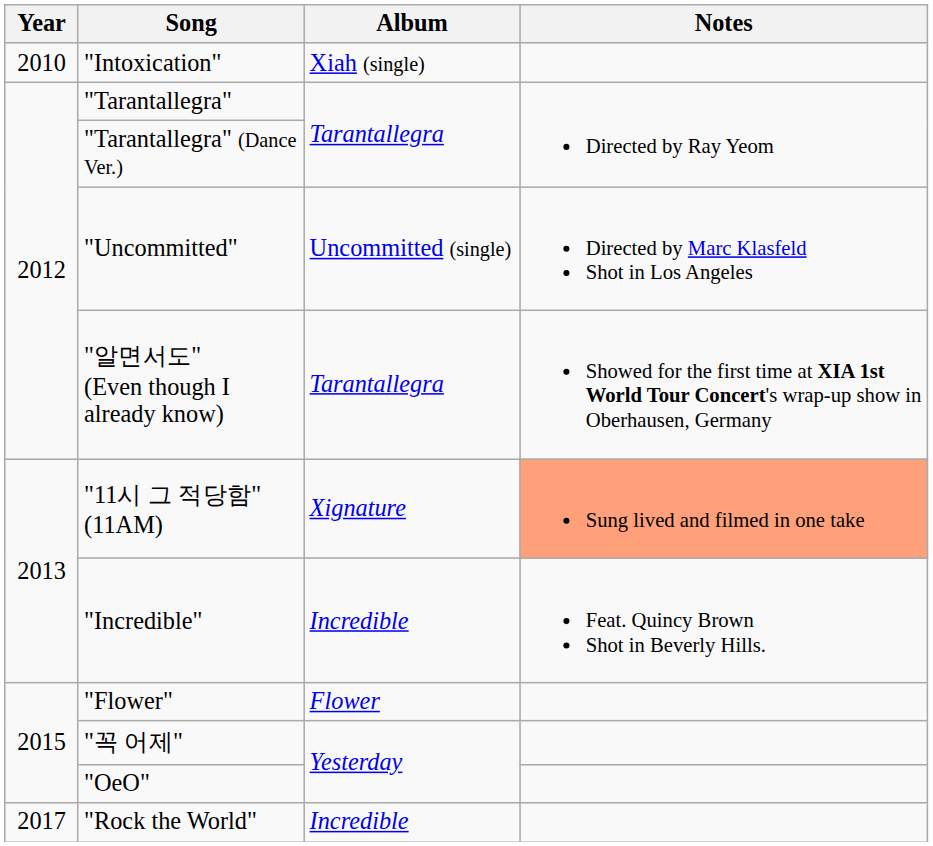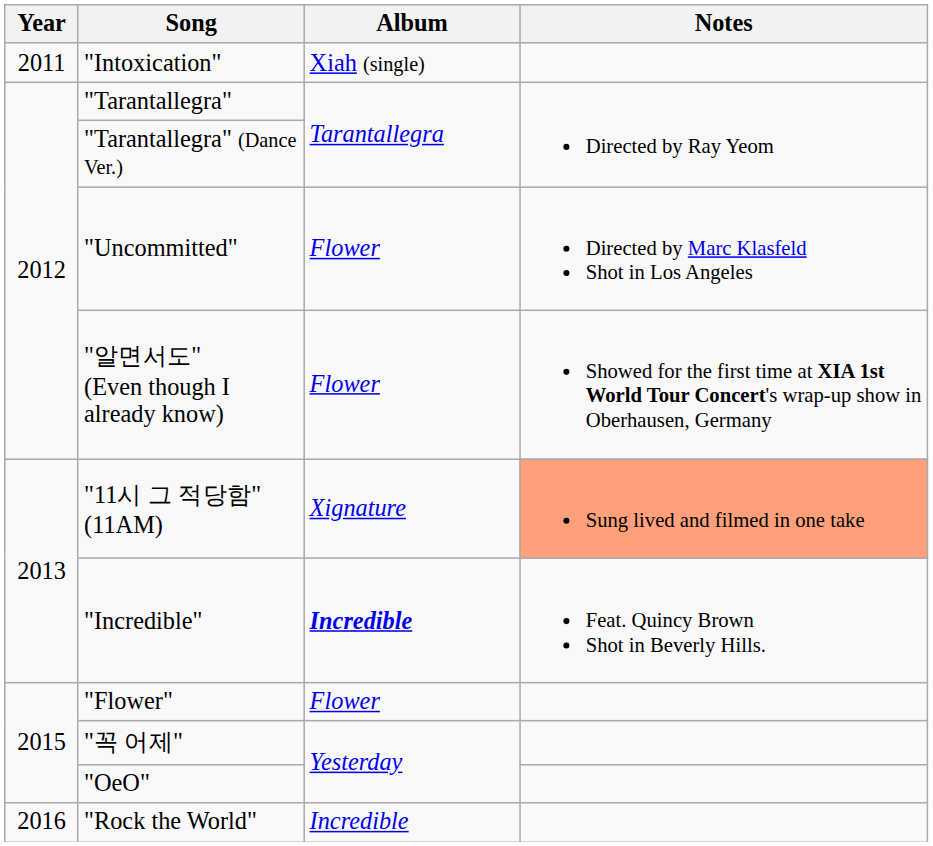(42, 62) 2010 -> (42, 62) 2011
(410, 248) Uncommitted (single) -> (345, 248) Flower
(377, 384) Tarantallegra -> (345, 384) Flower
(359, 620) normal -> (361, 620) bold
(42, 821) 2017 -> (42, 821) 2016
